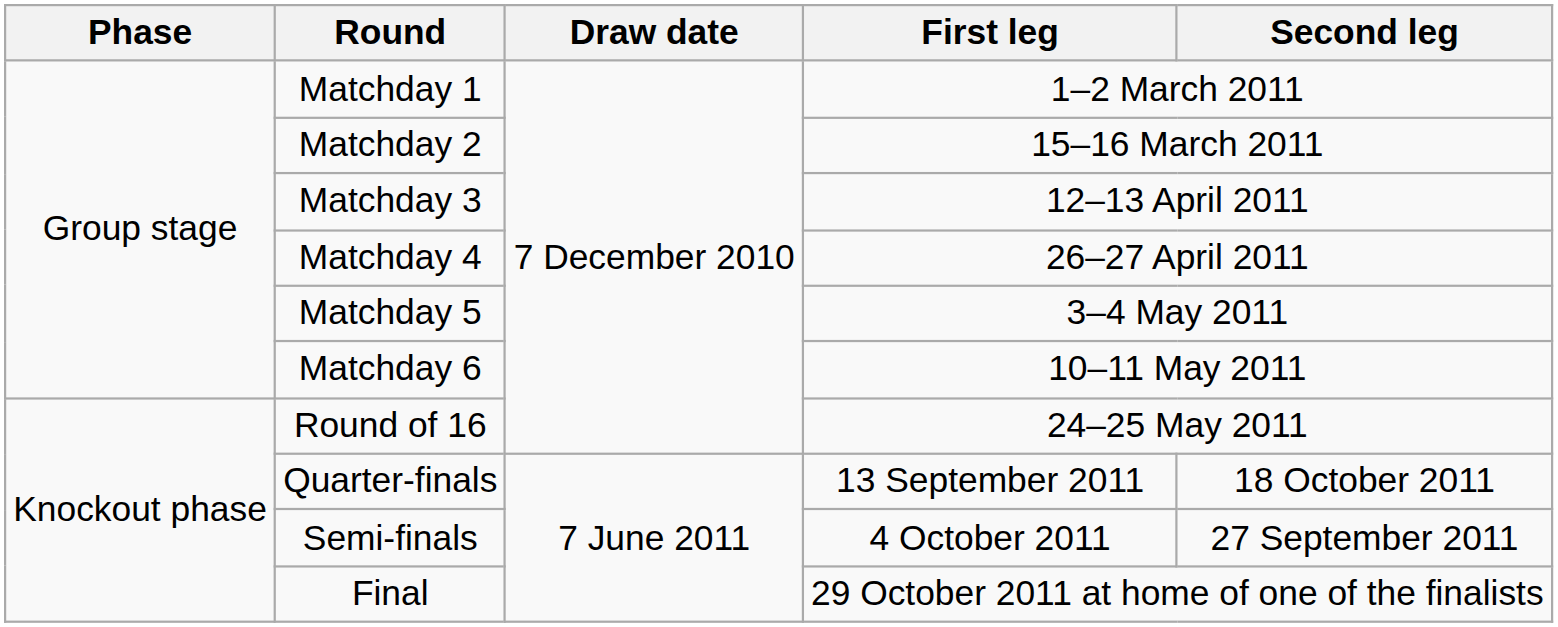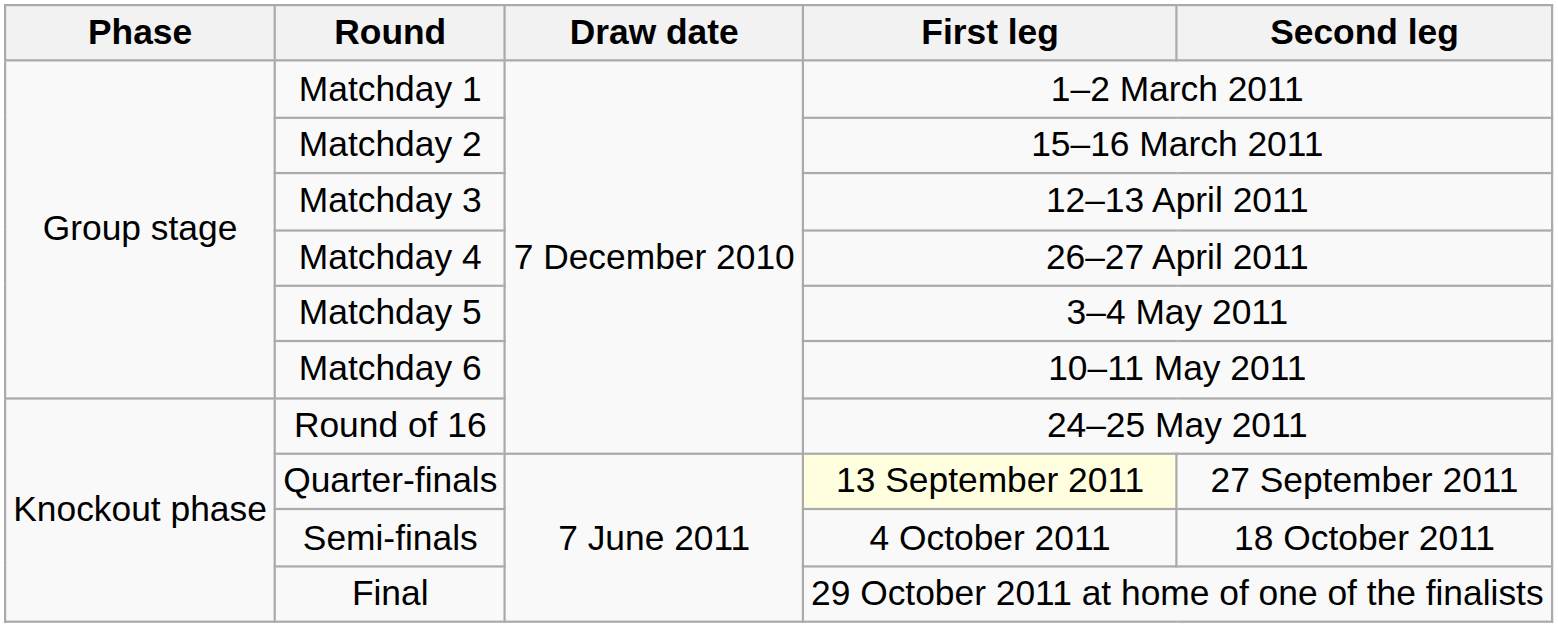(990, 481) no background -> (990, 481) lightyellow background
(1365, 481) 18 October 2011 -> (1365, 481) 27 September 2011
(1365, 537) 27 September 2011 -> (1365, 537) 18 October 2011
